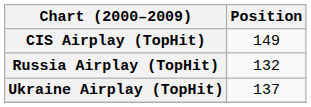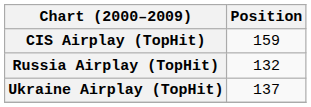(266, 41) 149 -> (266, 41) 159
